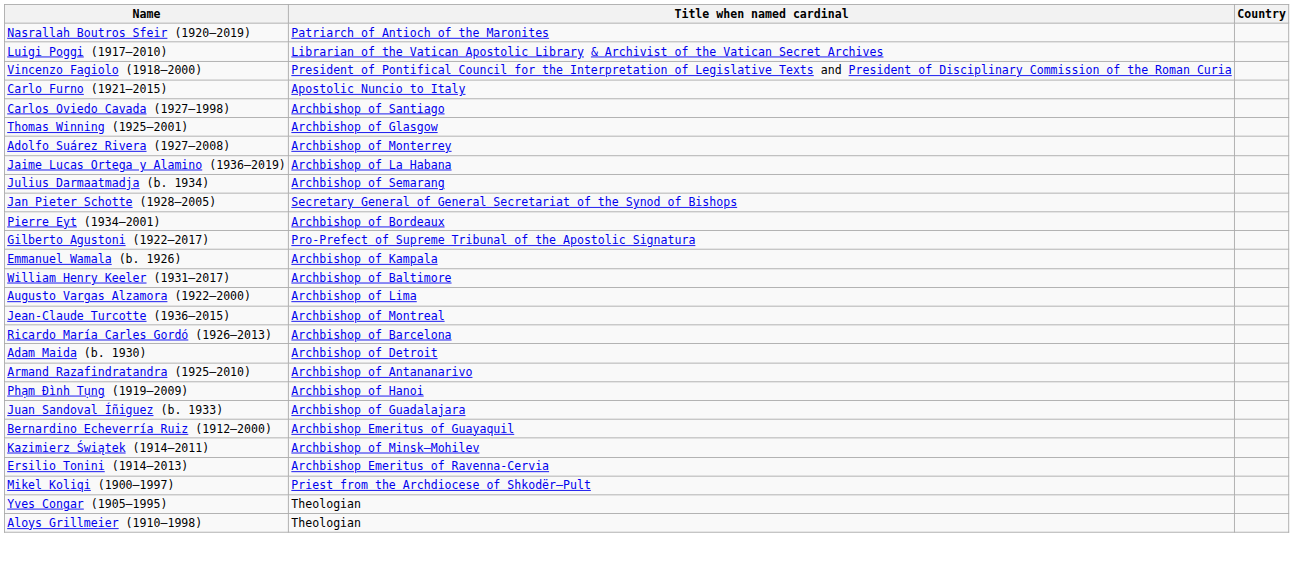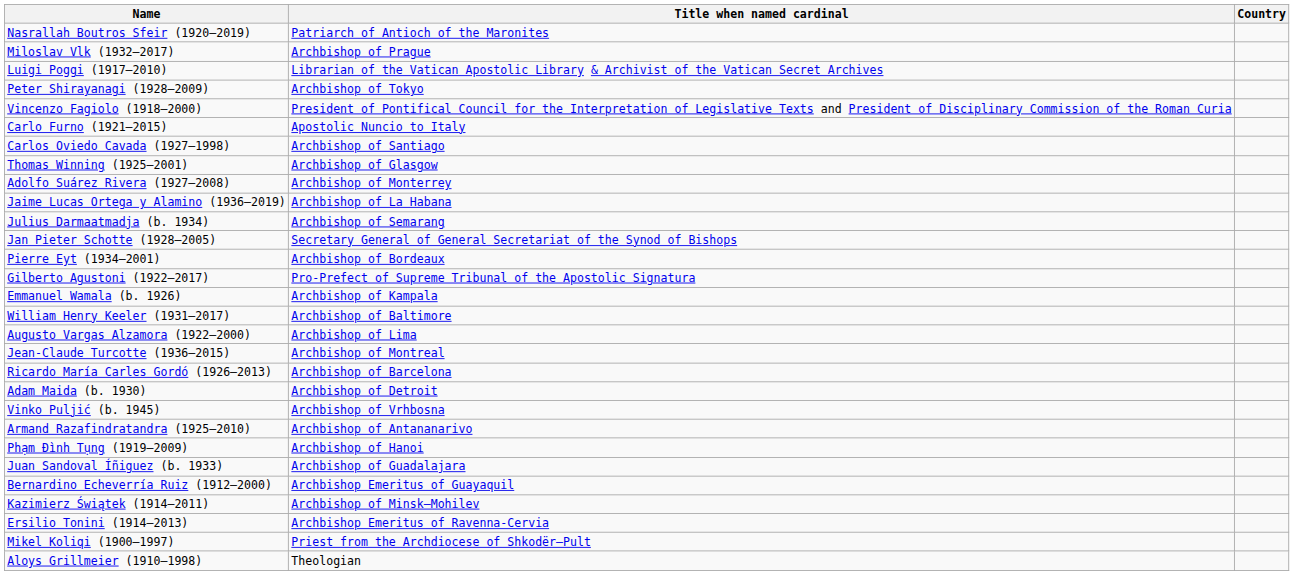+ row: (91, 52)
+ row: (108, 89)
+ row: (84, 410)
- row: (87, 504)
